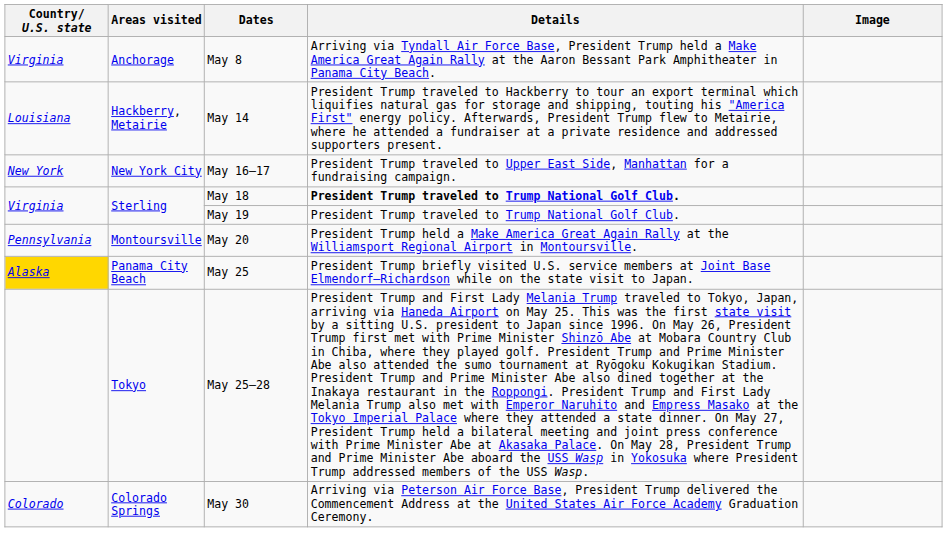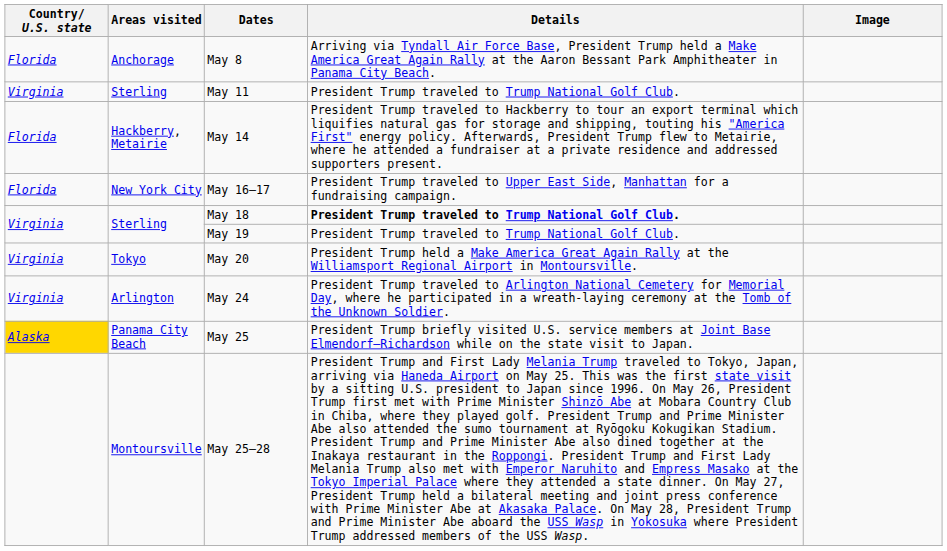(36, 59) Virginia -> (32, 59) Florida
+ row: (228, 92)
(39, 118) Louisiana -> (32, 137) Florida
(36, 171) New York -> (32, 189) Florida
(50, 240) Pennsylvania -> (36, 259) Virginia
(156, 240) Montoursville -> (129, 259) Tokyo
+ row: (228, 298)
(129, 385) Tokyo -> (156, 449) Montoursville
- row: (228, 504)
